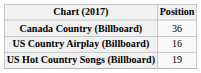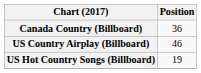(177, 44) 16 -> (177, 44) 46
